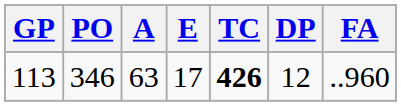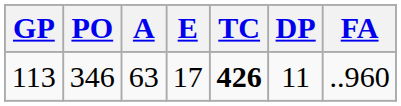(296, 76) 12 -> (296, 76) 11
